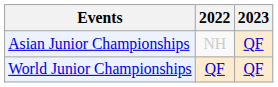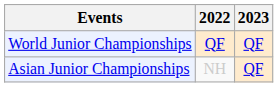rows swapped: (99, 43) <-> (100, 69)
